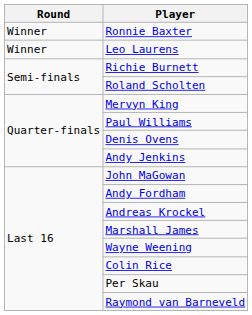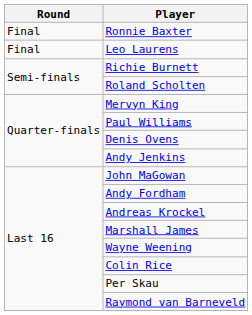(27, 31) Winner -> (24, 31) Final
(27, 49) Winner -> (24, 49) Final
